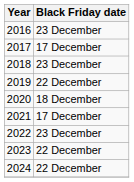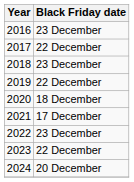(69, 47) 17 December -> (69, 47) 22 December
(69, 168) 22 December -> (69, 168) 20 December
